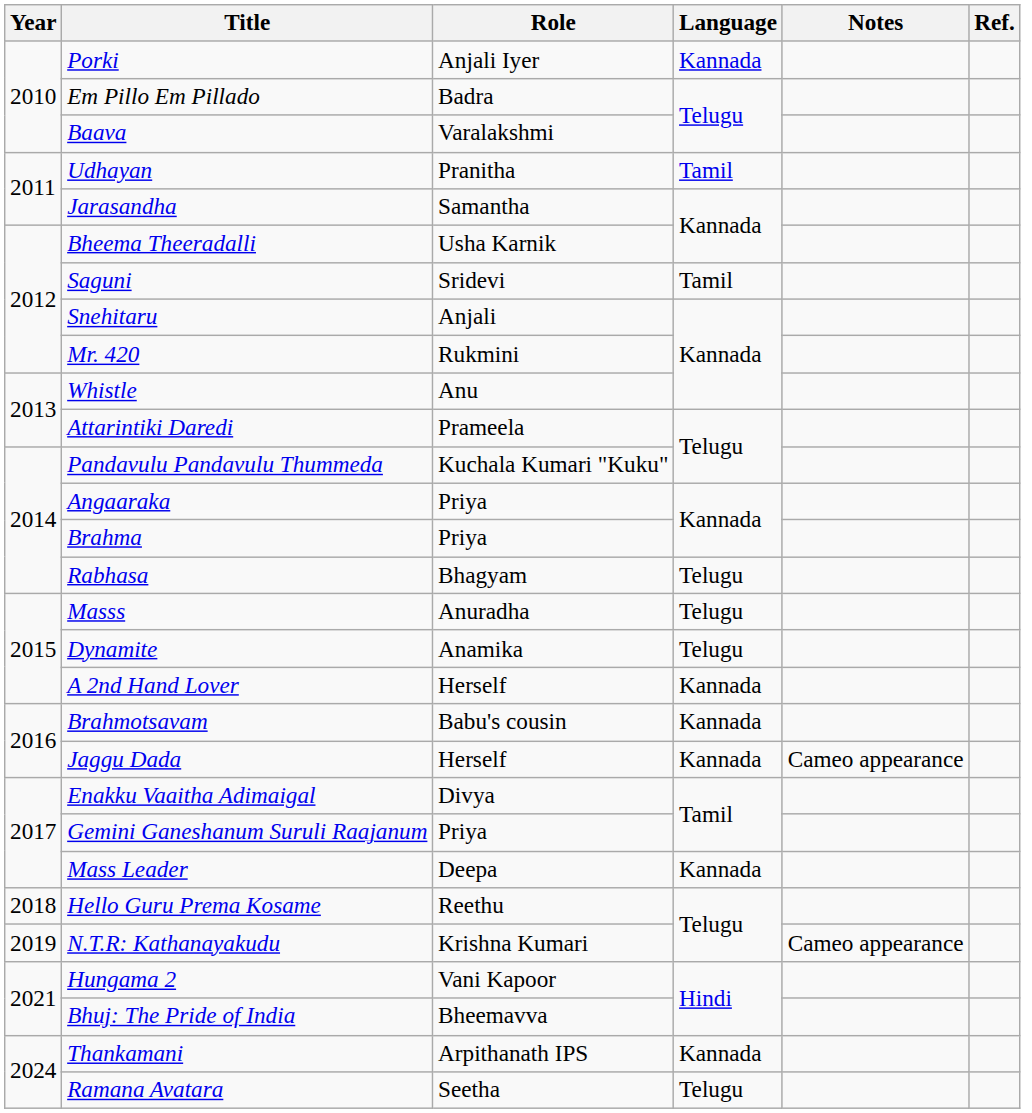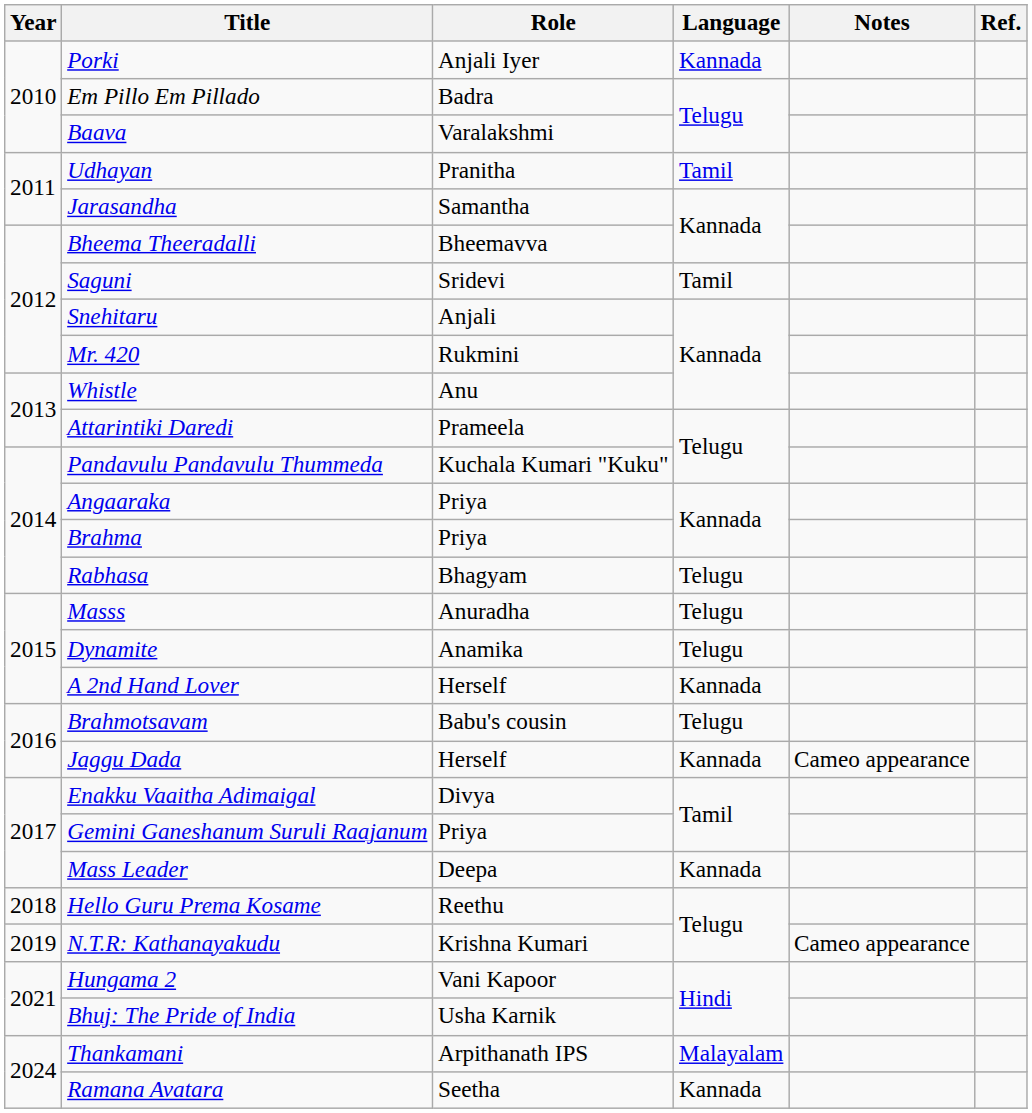(497, 243) Usha Karnik -> (493, 243) Bheemavva
(720, 721) Kannada -> (711, 721) Telugu
(493, 1016) Bheemavva -> (497, 1016) Usha Karnik
(720, 1053) Kannada -> (731, 1053) Malayalam
(711, 1089) Telugu -> (720, 1089) Kannada
